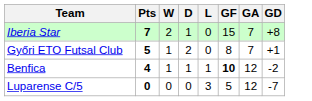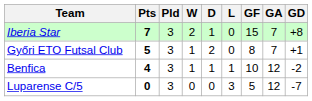+ column: (171, 13)
(229, 68) bold -> (252, 68) normal
